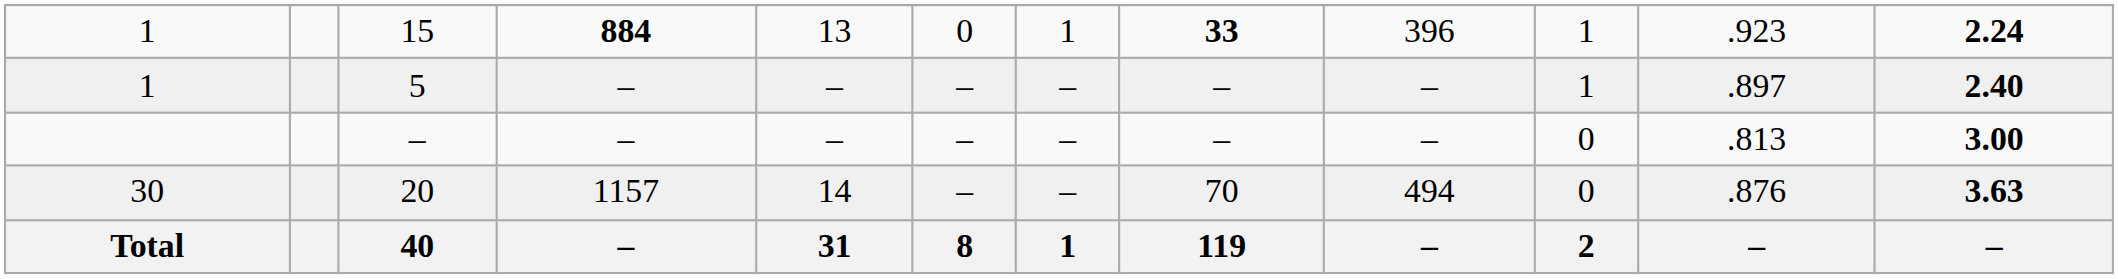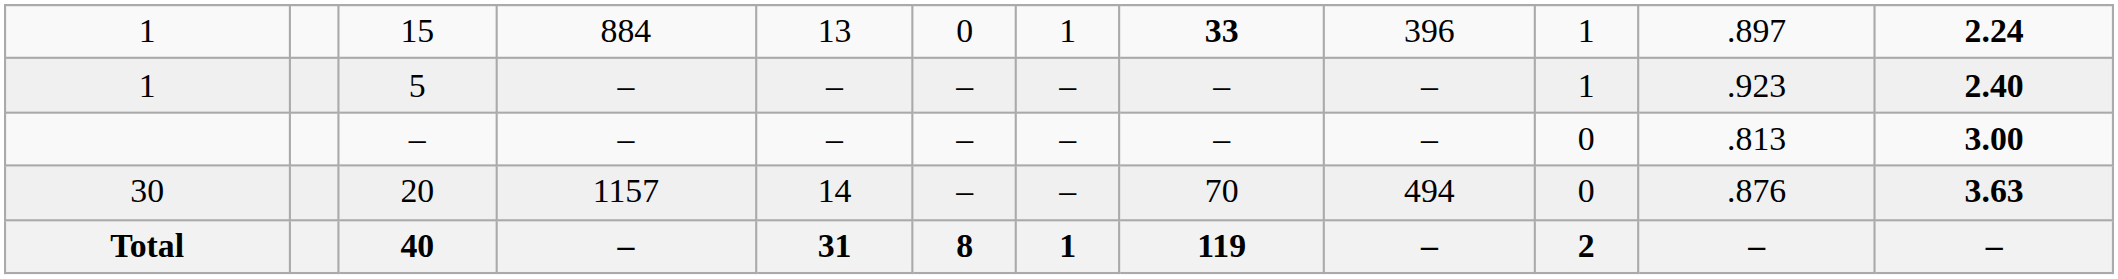(626, 31) bold -> (626, 31) normal
(1757, 31) .923 -> (1757, 31) .897
(1757, 84) .897 -> (1757, 84) .923
